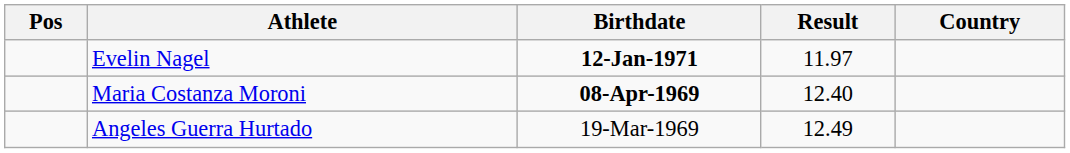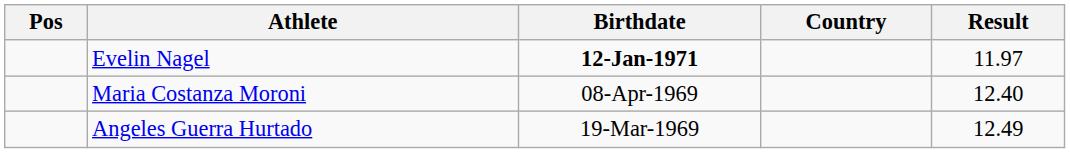columns swapped: (980, 22) <-> (828, 22)
(639, 93) bold -> (640, 93) normal
